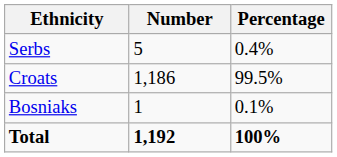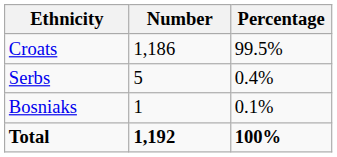rows swapped: (33, 78) <-> (29, 48)
